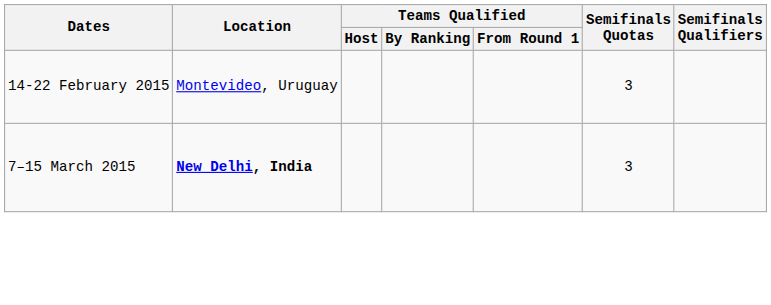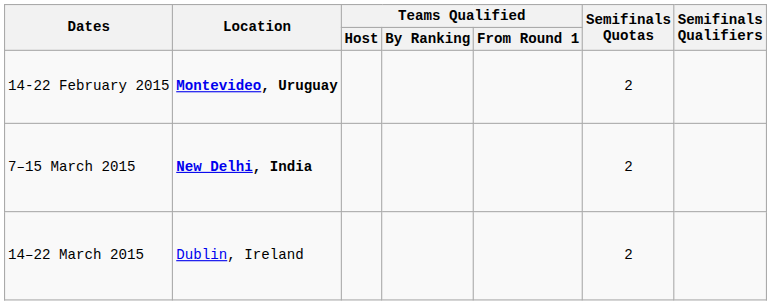(257, 87) normal -> (257, 87) bold
(628, 87) 3 -> (628, 87) 2
(628, 167) 3 -> (628, 167) 2
+ row: (76, 256)
